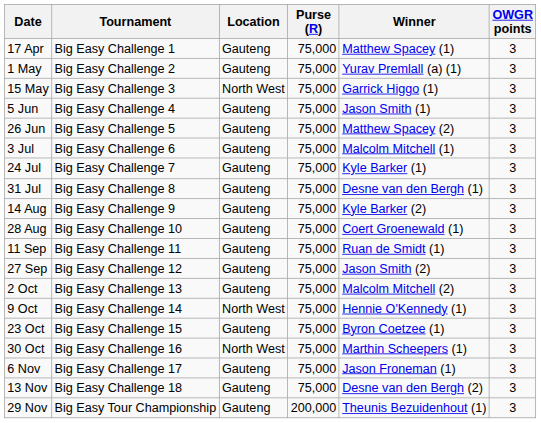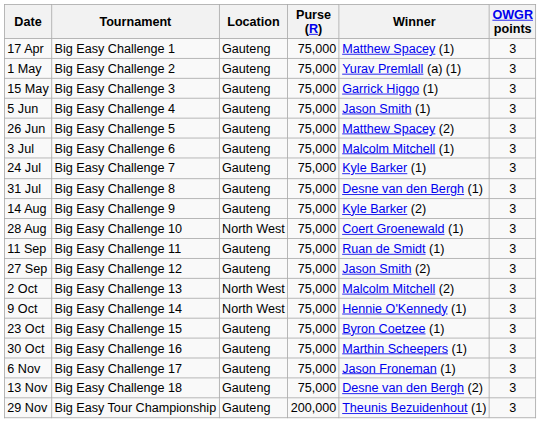(253, 89) North West -> (246, 89) Gauteng
(246, 228) Gauteng -> (253, 228) North West
(246, 288) Gauteng -> (253, 288) North West
(253, 348) North West -> (246, 348) Gauteng
